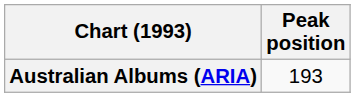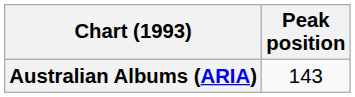(306, 75) 193 -> (306, 75) 143
